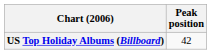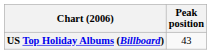(186, 40) 42 -> (186, 40) 43
